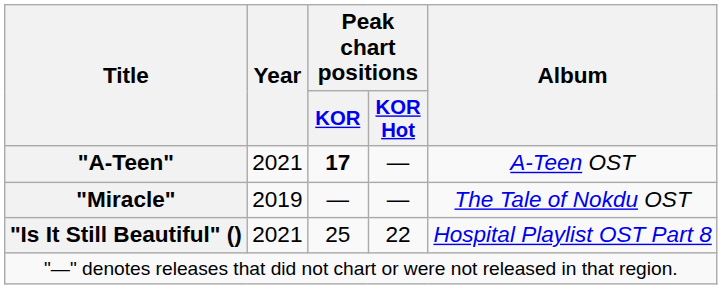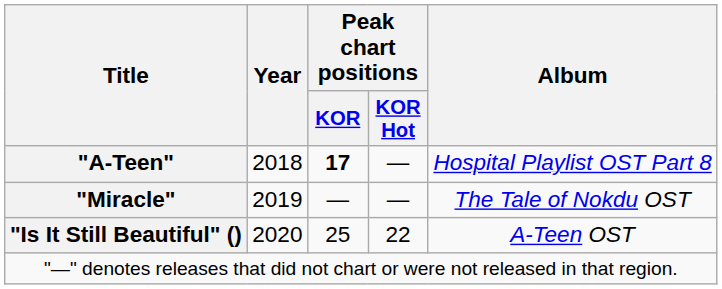(277, 163) 2021 -> (277, 163) 2018
(573, 163) A-Teen OST -> (573, 163) Hospital Playlist OST Part 8
(277, 235) 2021 -> (277, 235) 2020
(573, 235) Hospital Playlist OST Part 8 -> (573, 235) A-Teen OST
